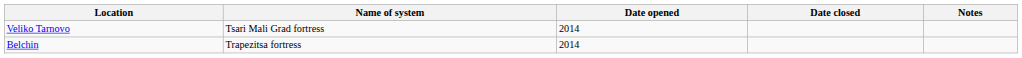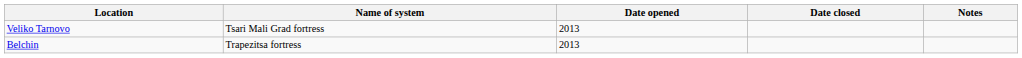(569, 28) 2014 -> (569, 28) 2013
(569, 45) 2014 -> (569, 45) 2013
